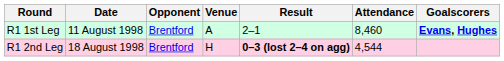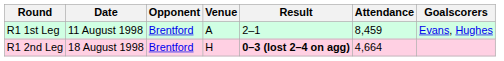(368, 30) 8,460 -> (368, 30) 8,459
(458, 30) bold -> (456, 30) normal
(368, 47) 4,544 -> (368, 47) 4,664
